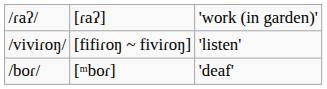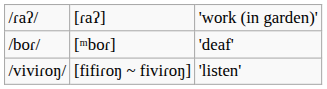rows swapped: (37, 44) <-> (24, 71)
